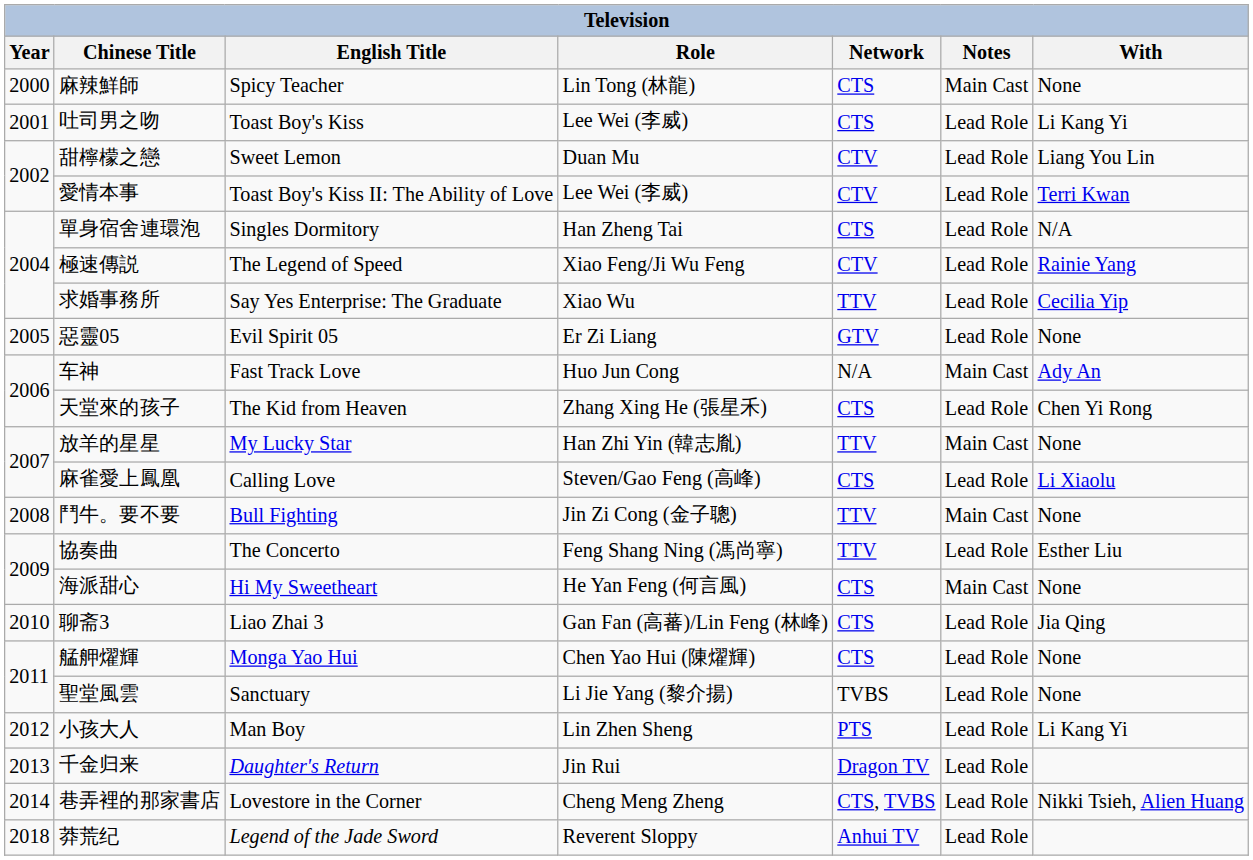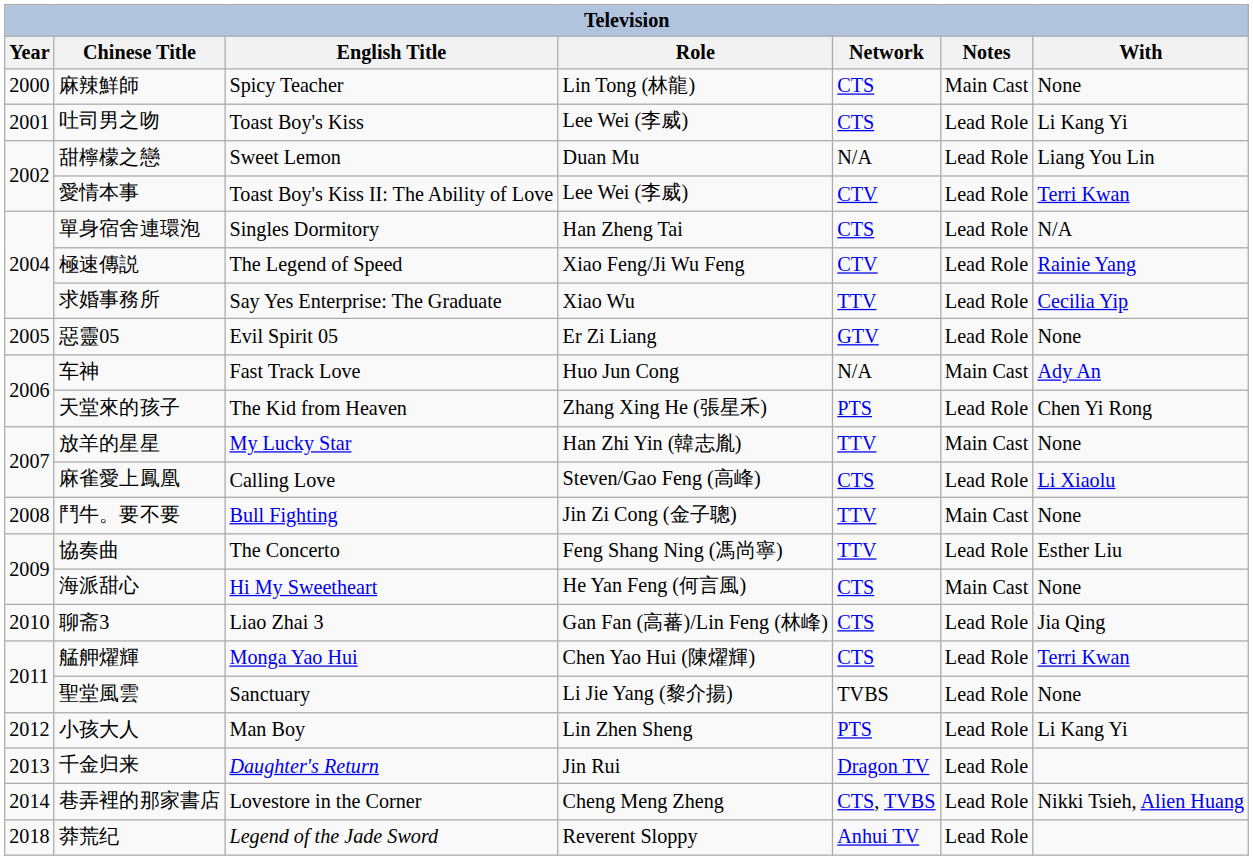(857, 157) CTV -> (855, 157) N/A
(856, 408) CTS -> (855, 408) PTS
(1059, 658) None -> (1084, 658) Terri Kwan
